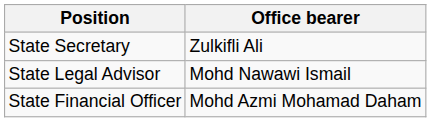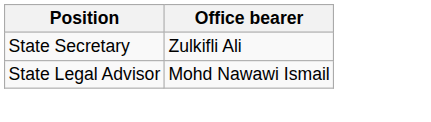- row: (95, 102)
